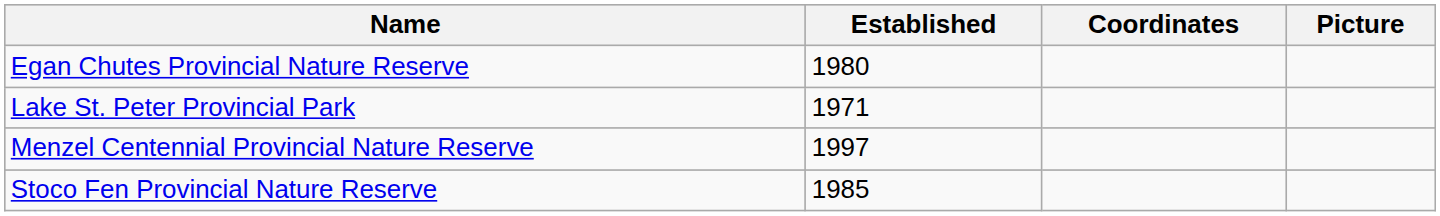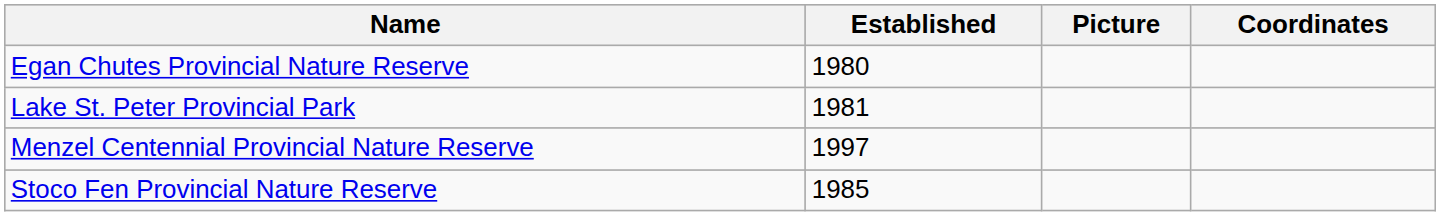columns swapped: (1361, 25) <-> (1164, 25)
(841, 107) 1971 -> (841, 107) 1981
